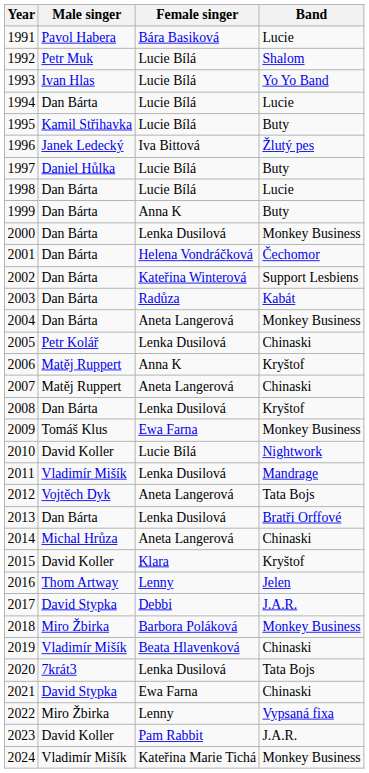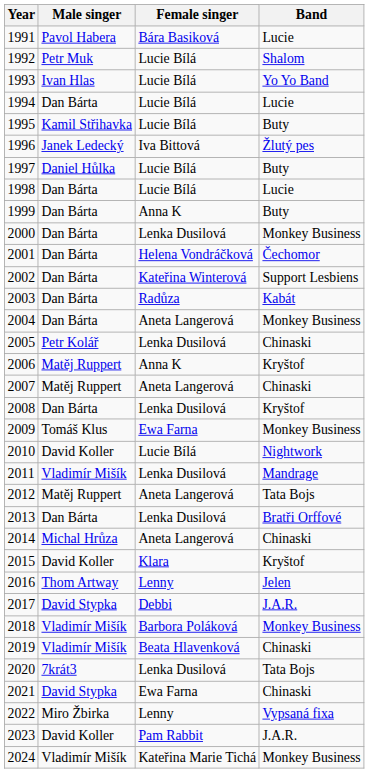(76, 495) Vojtěch Dyk -> (81, 495) Matěj Ruppert
(75, 626) Miro Žbirka -> (84, 626) Vladimír Mišík
